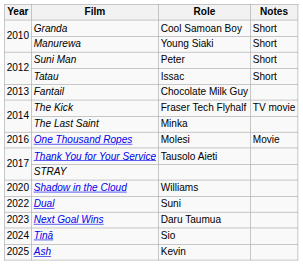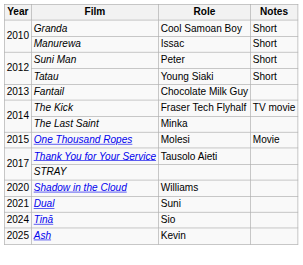(187, 44) Young Siaki -> (172, 44) Issac
(172, 76) Issac -> (187, 76) Young Siaki
(18, 140) 2016 -> (18, 140) 2015
(18, 204) 2022 -> (18, 204) 2021
- row: (69, 220)
